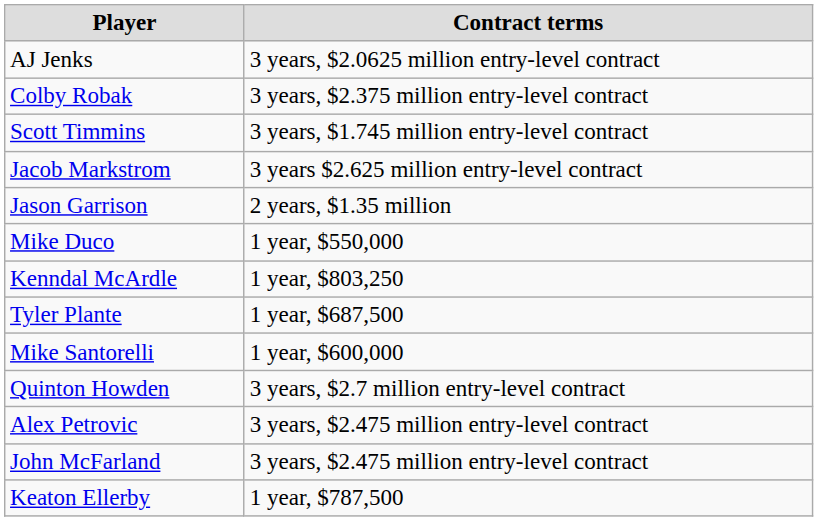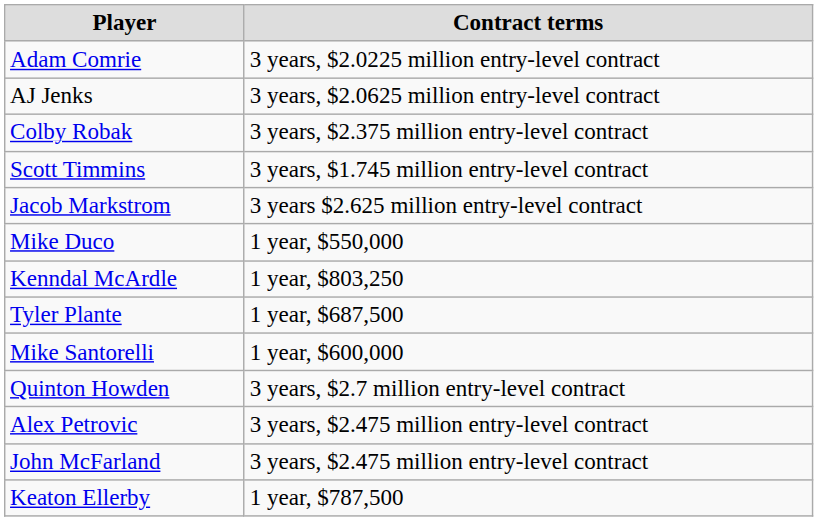+ row: (76, 59)
- row: (79, 205)
